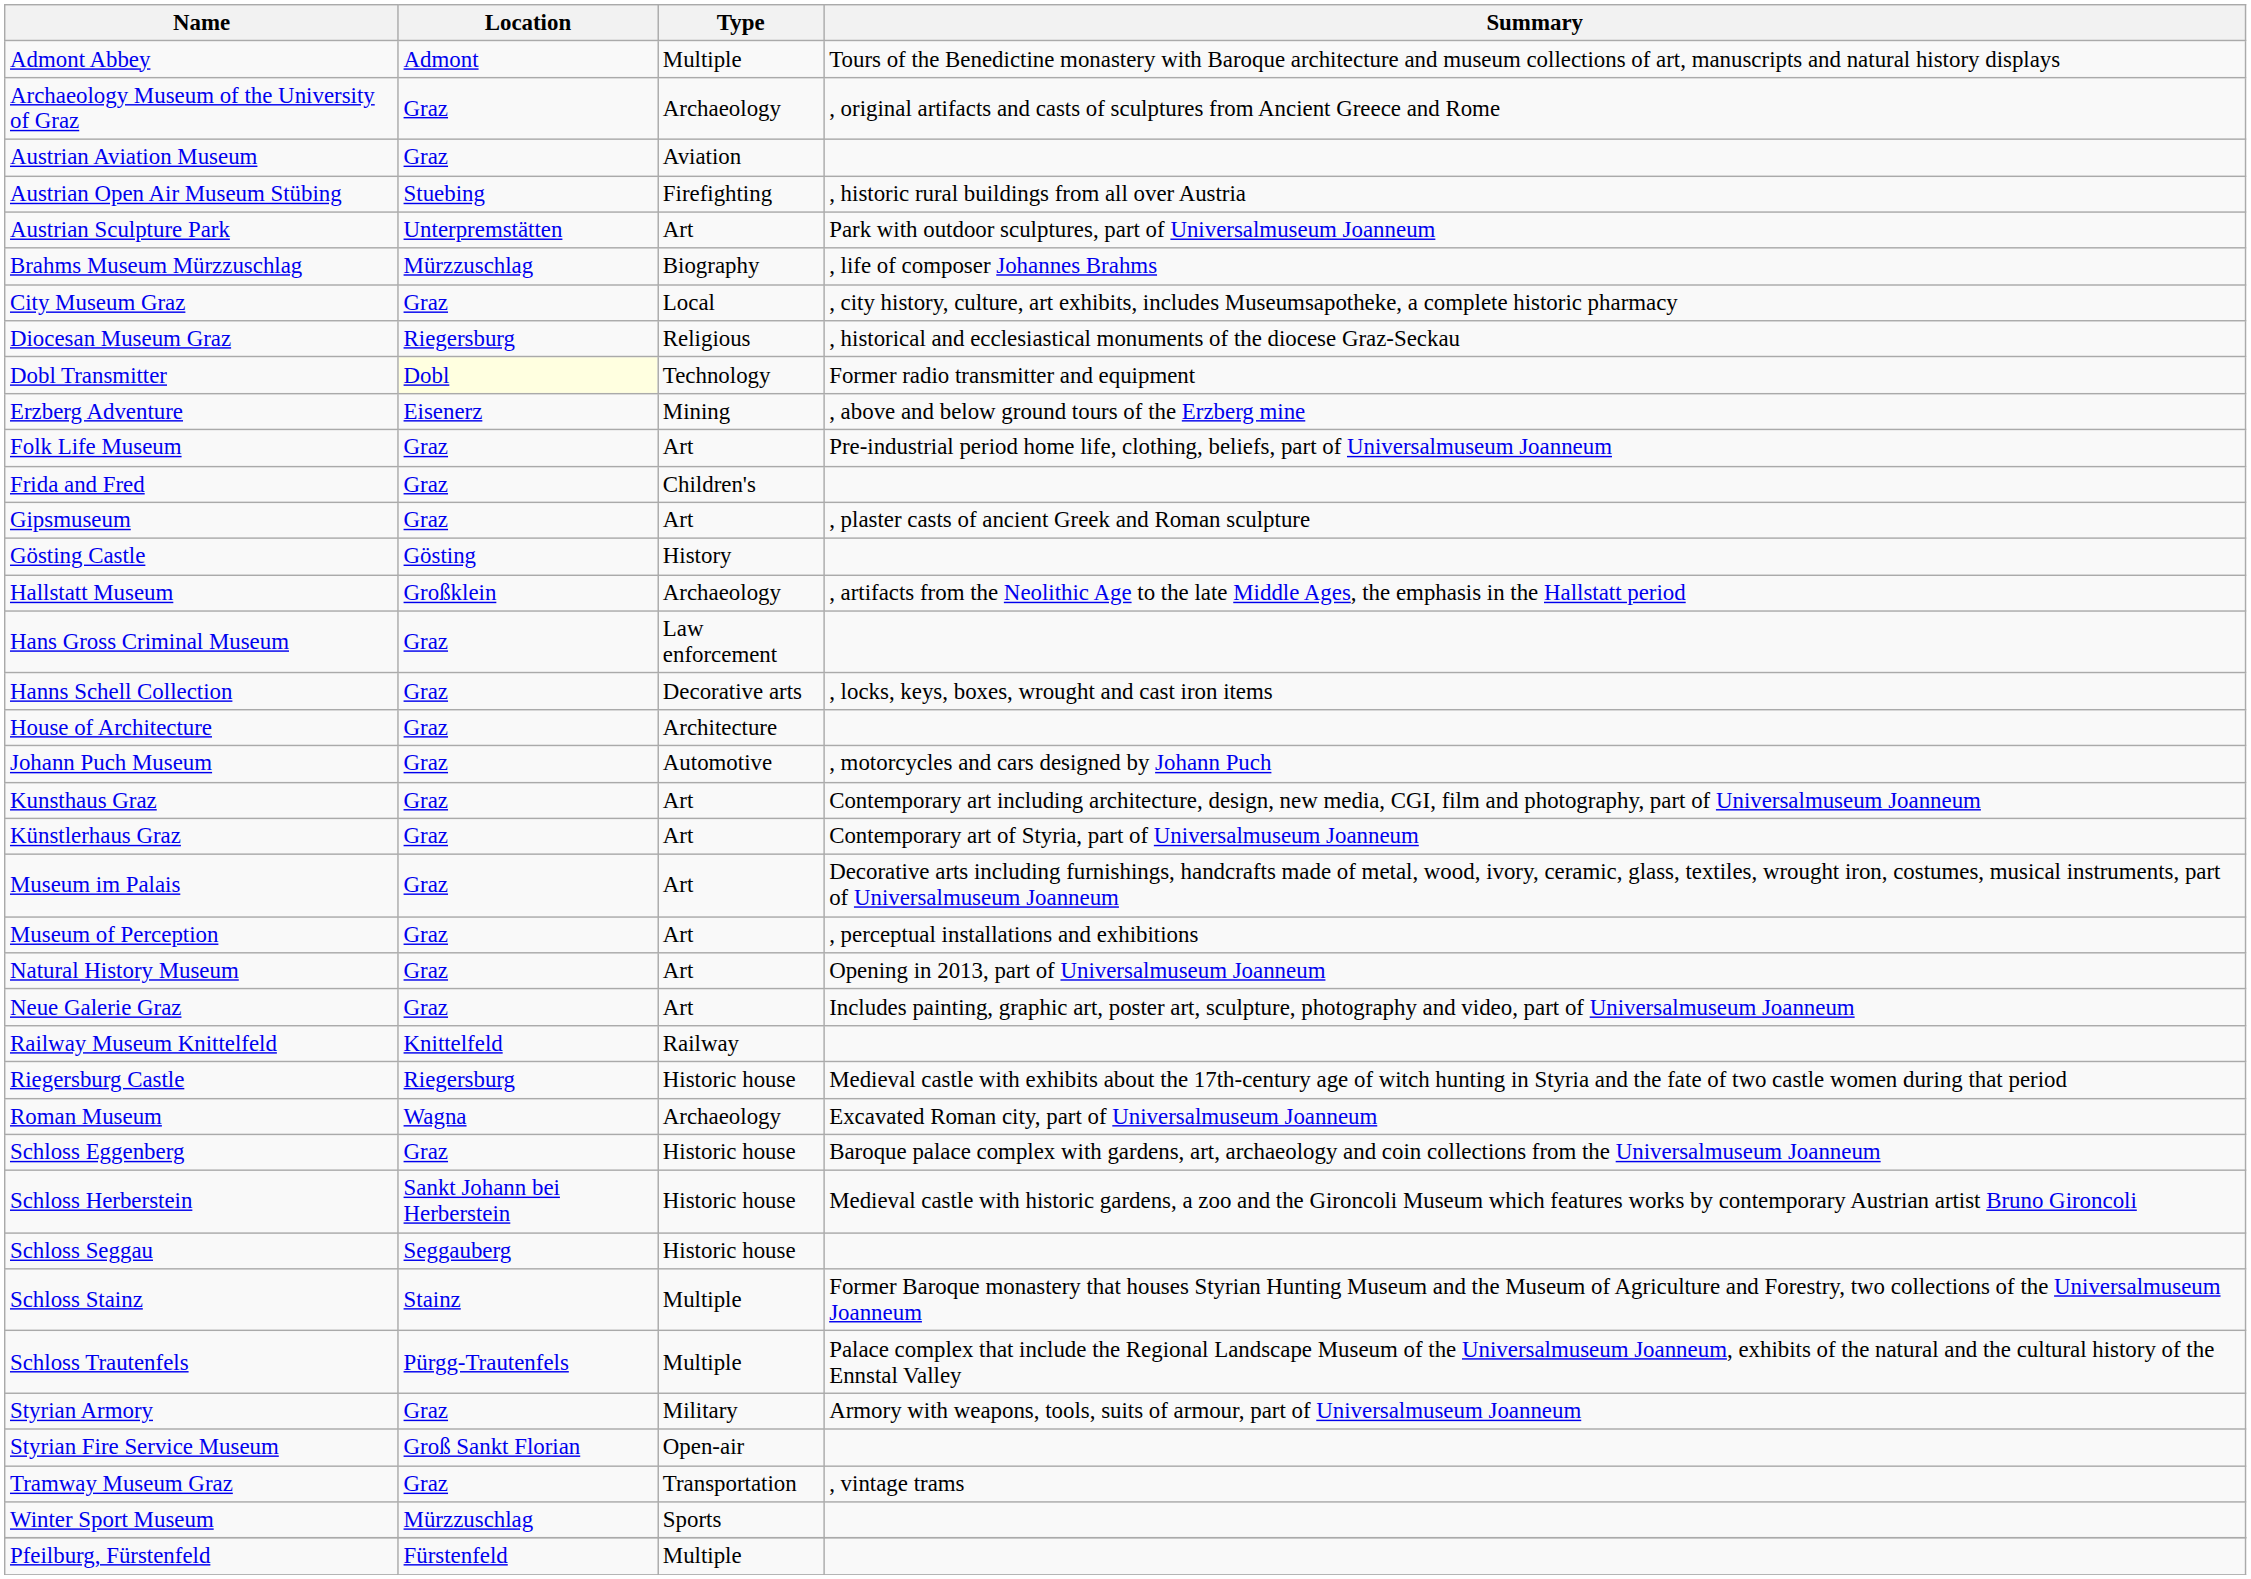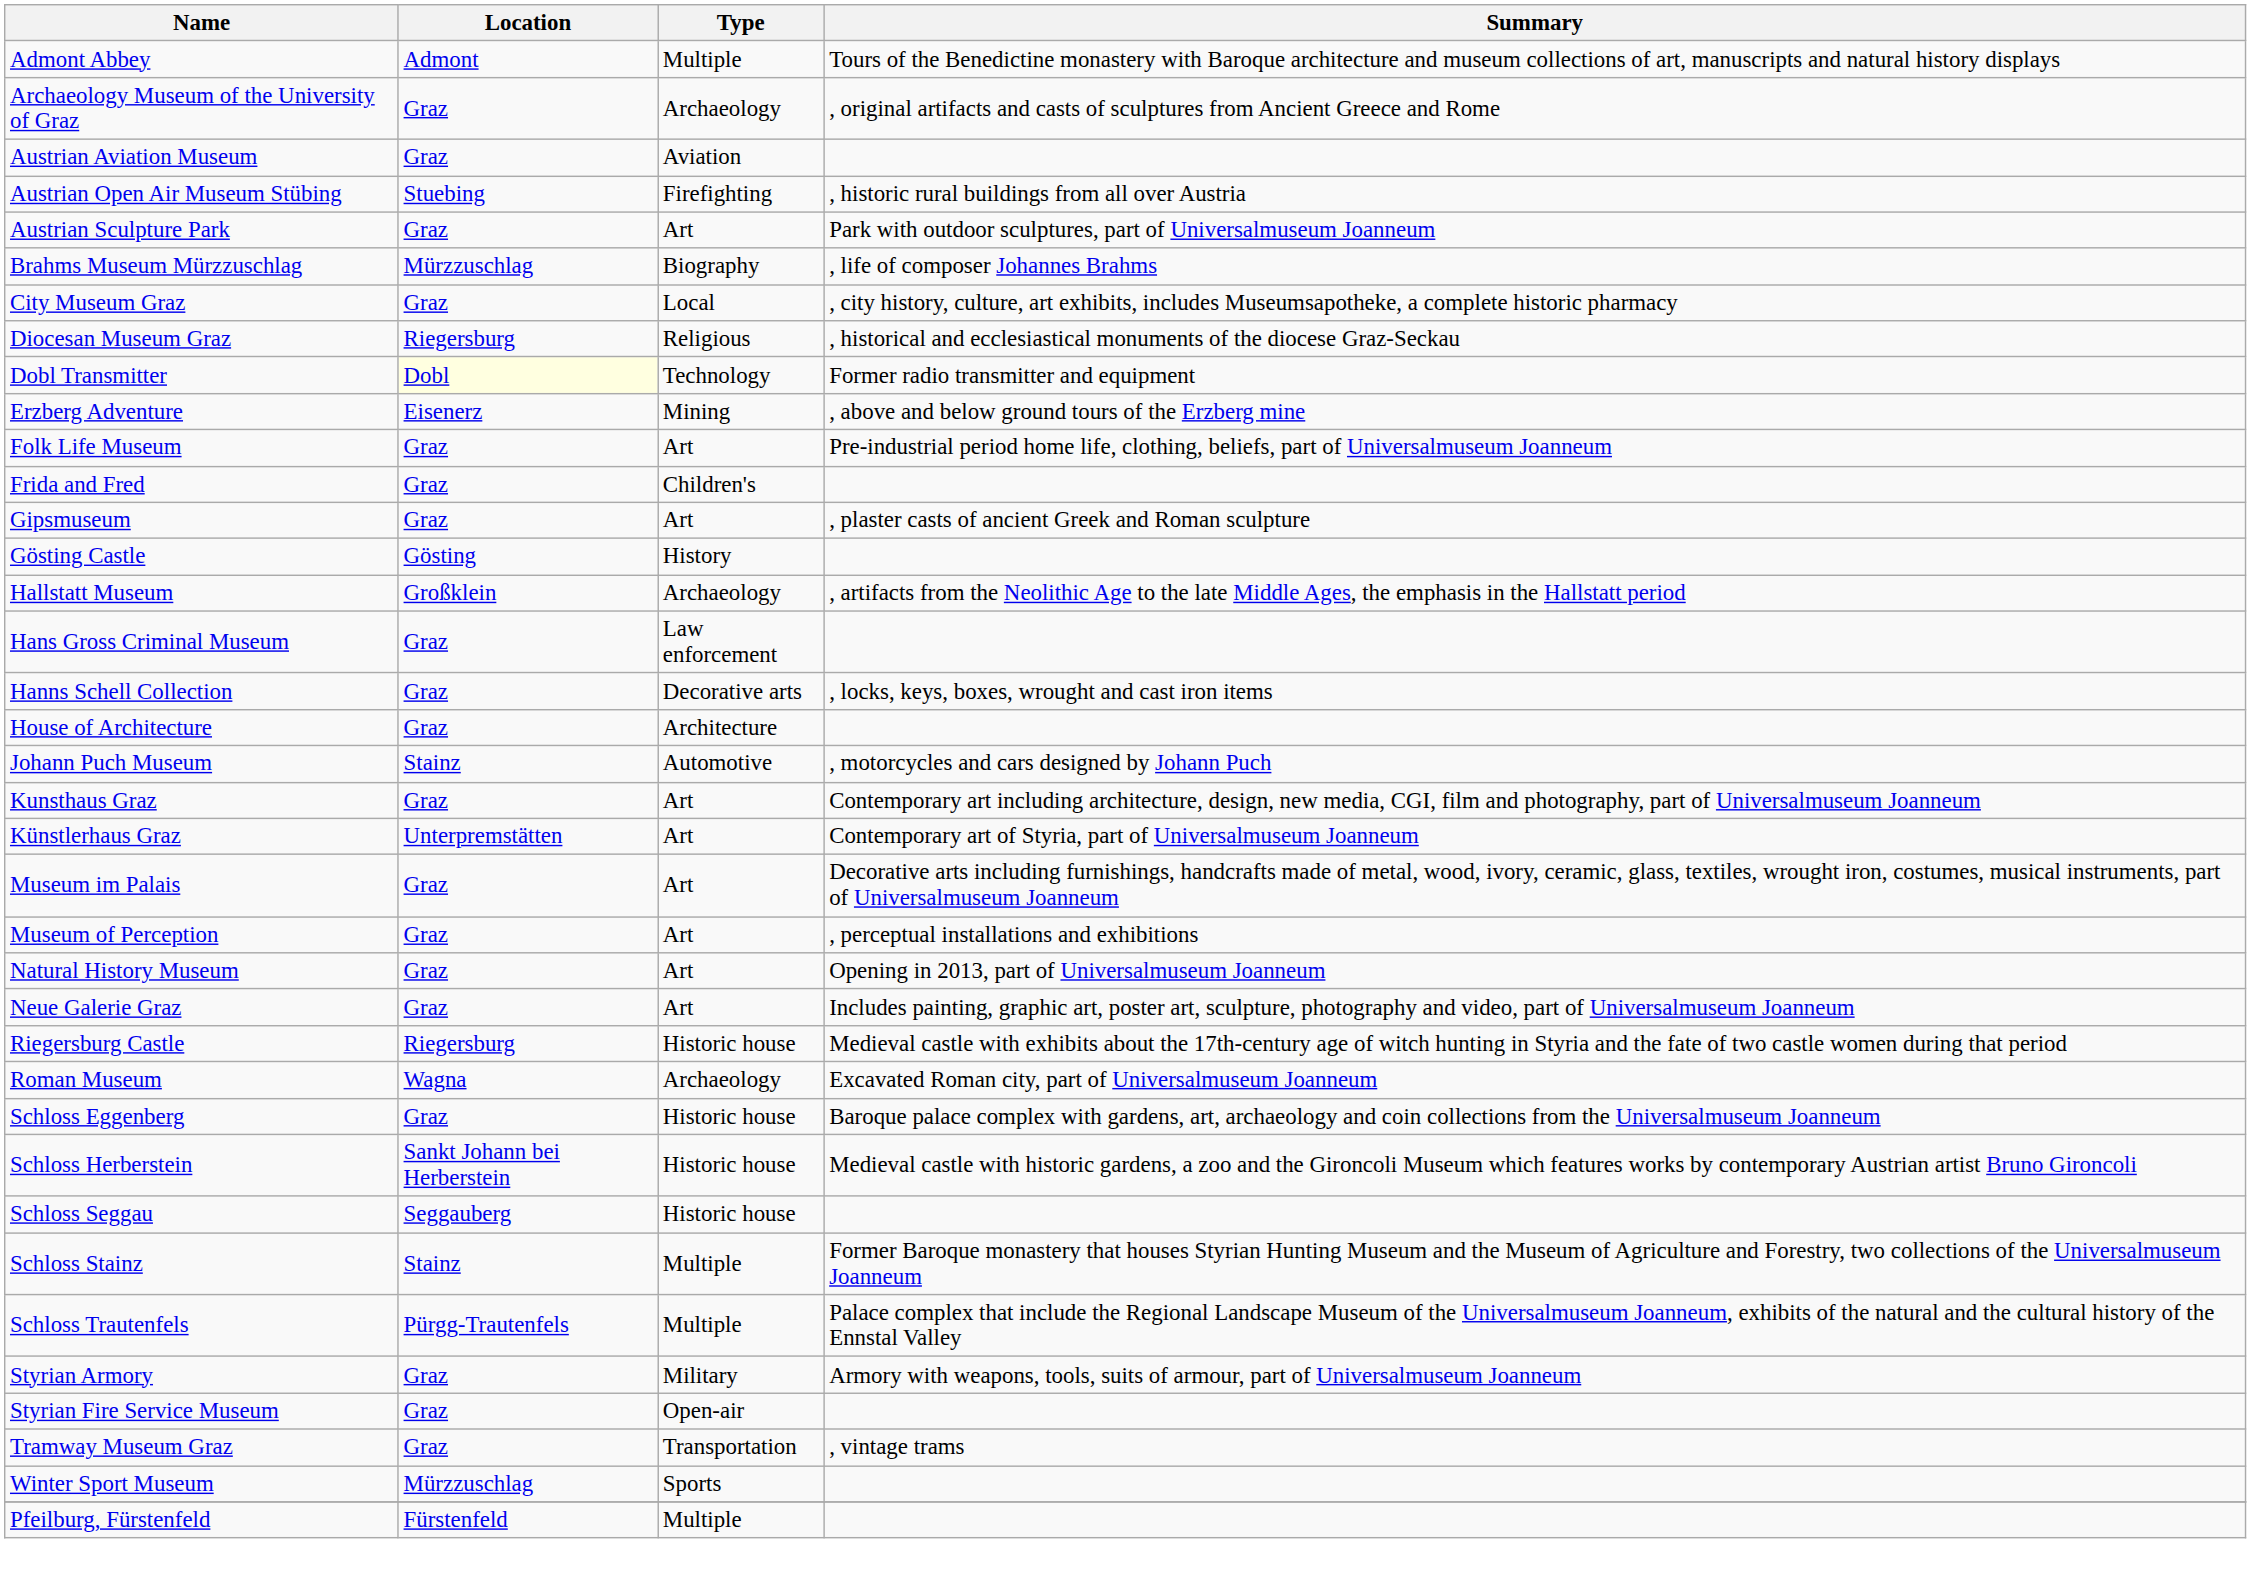(483, 229) Unterpremstätten -> (426, 229) Graz
(426, 763) Graz -> (432, 763) Stainz
(426, 836) Graz -> (483, 836) Unterpremstätten
- row: (143, 1043)
(492, 1447) Groß Sankt Florian -> (426, 1410) Graz
